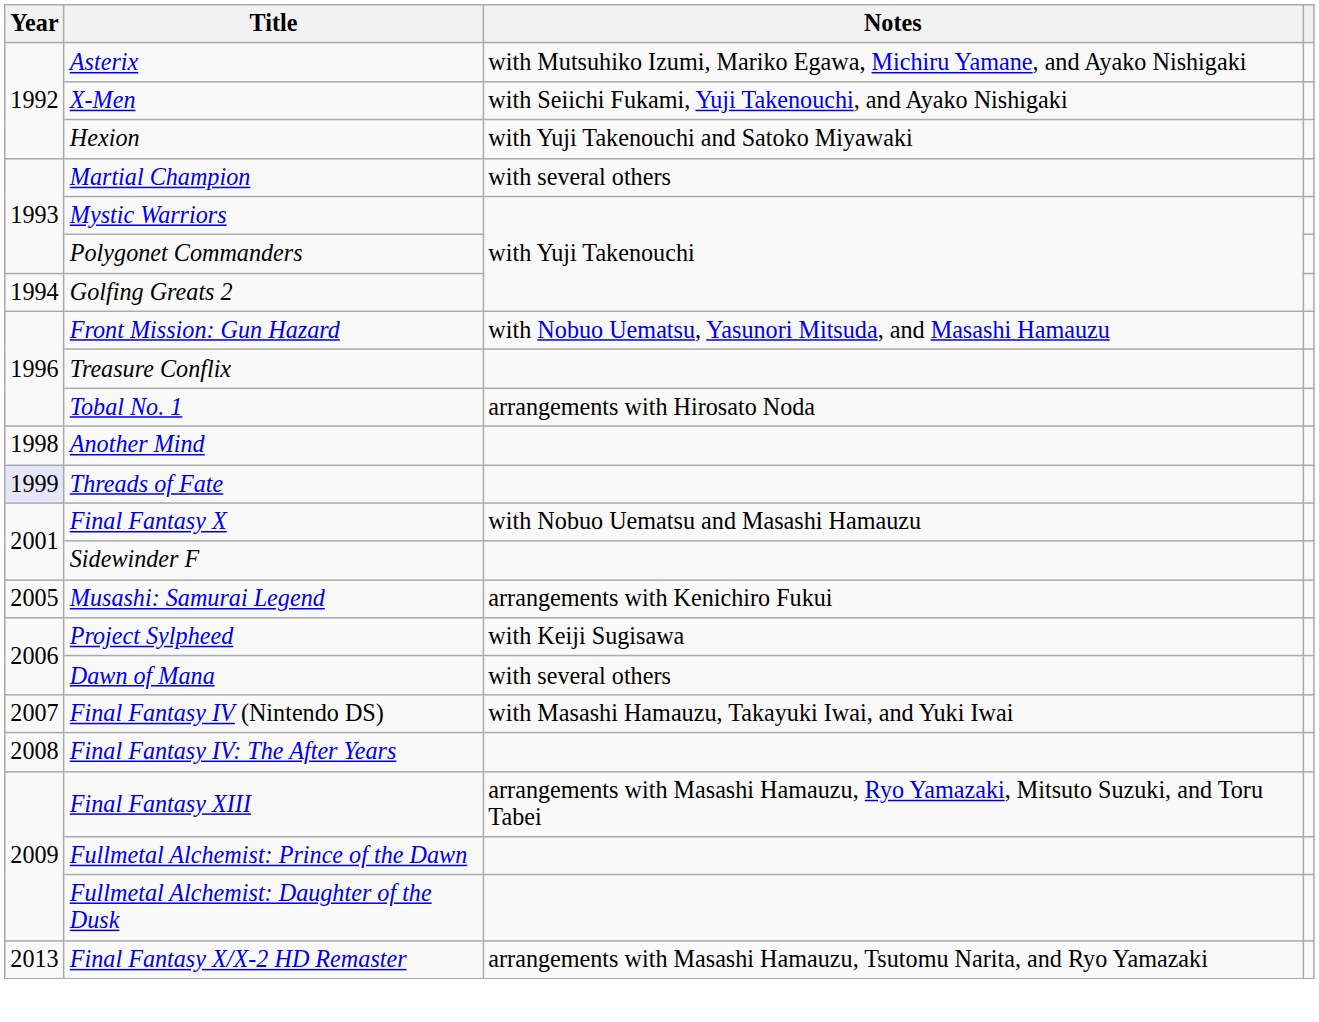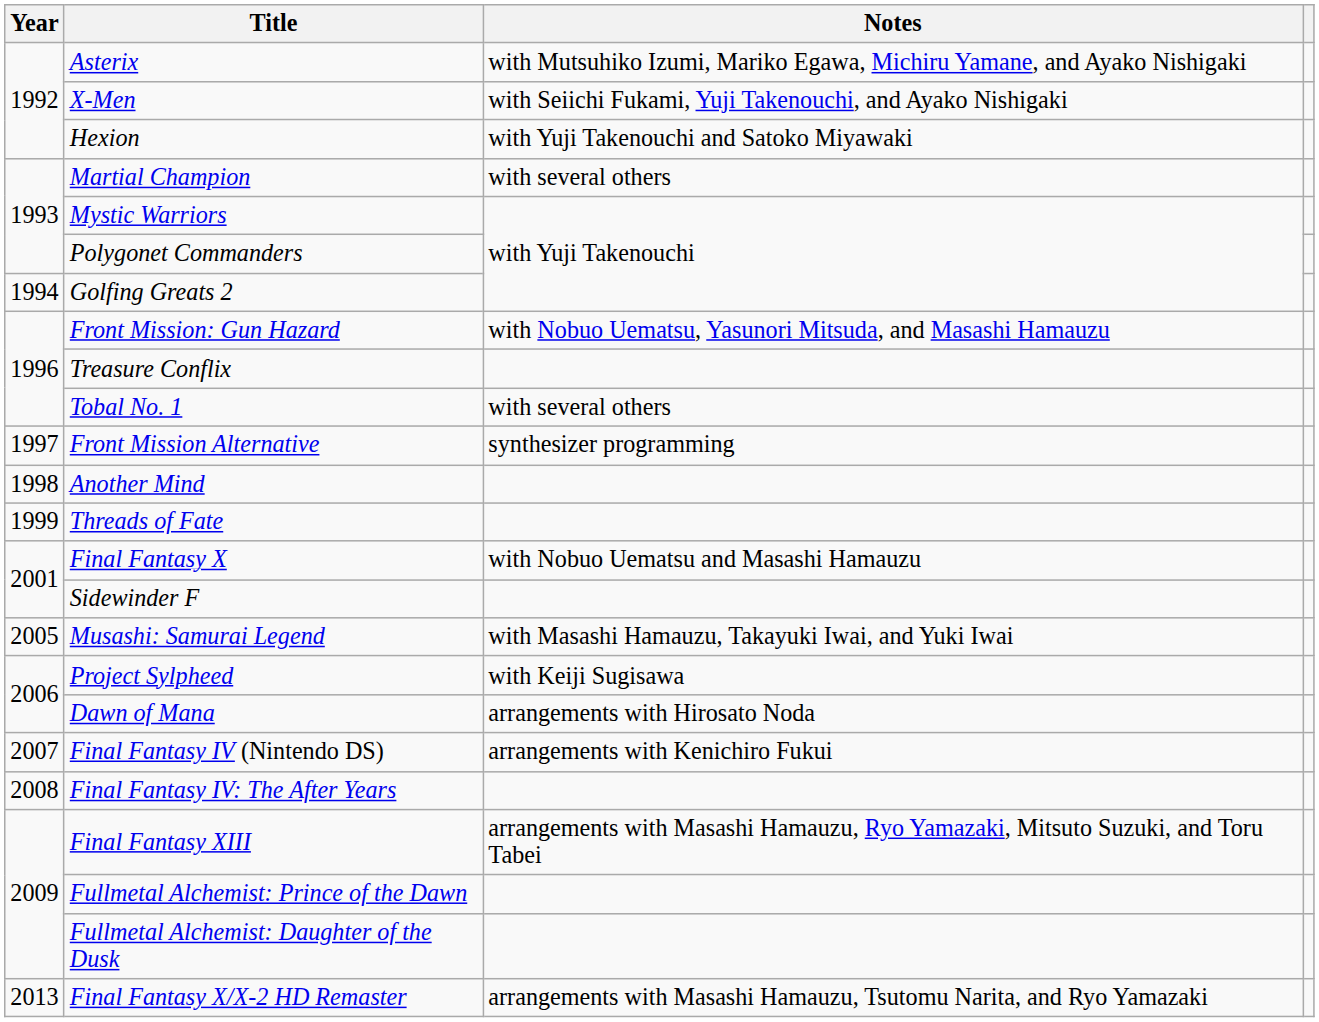(652, 406) arrangements with Hirosato Noda -> (580, 406) with several others
+ row: (195, 445)
(34, 483) lavender background -> (34, 521) no background
(660, 598) arrangements with Kenichiro Fukui -> (751, 636) with Masashi Hamauzu, Takayuki Iwai, and Yuki Iwai
(580, 675) with several others -> (652, 713) arrangements with Hirosato Noda
(751, 713) with Masashi Hamauzu, Takayuki Iwai, and Yuki Iwai -> (660, 751) arrangements with Kenichiro Fukui
